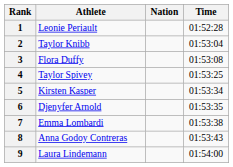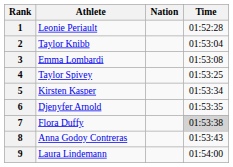(61, 59) Flora Duffy -> (71, 59) Emma Lombardi
(71, 122) Emma Lombardi -> (61, 122) Flora Duffy
(206, 122) no background -> (206, 122) lightgrey background
